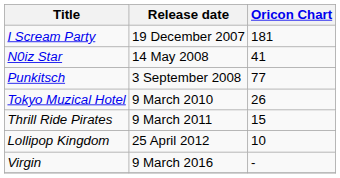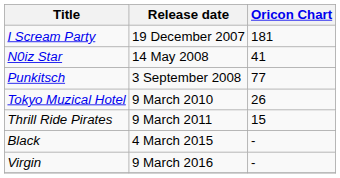- row: (58, 141)
+ row: (24, 141)
